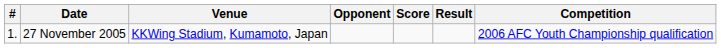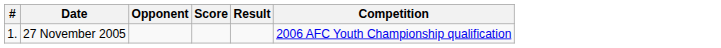- column: (230, 14)
